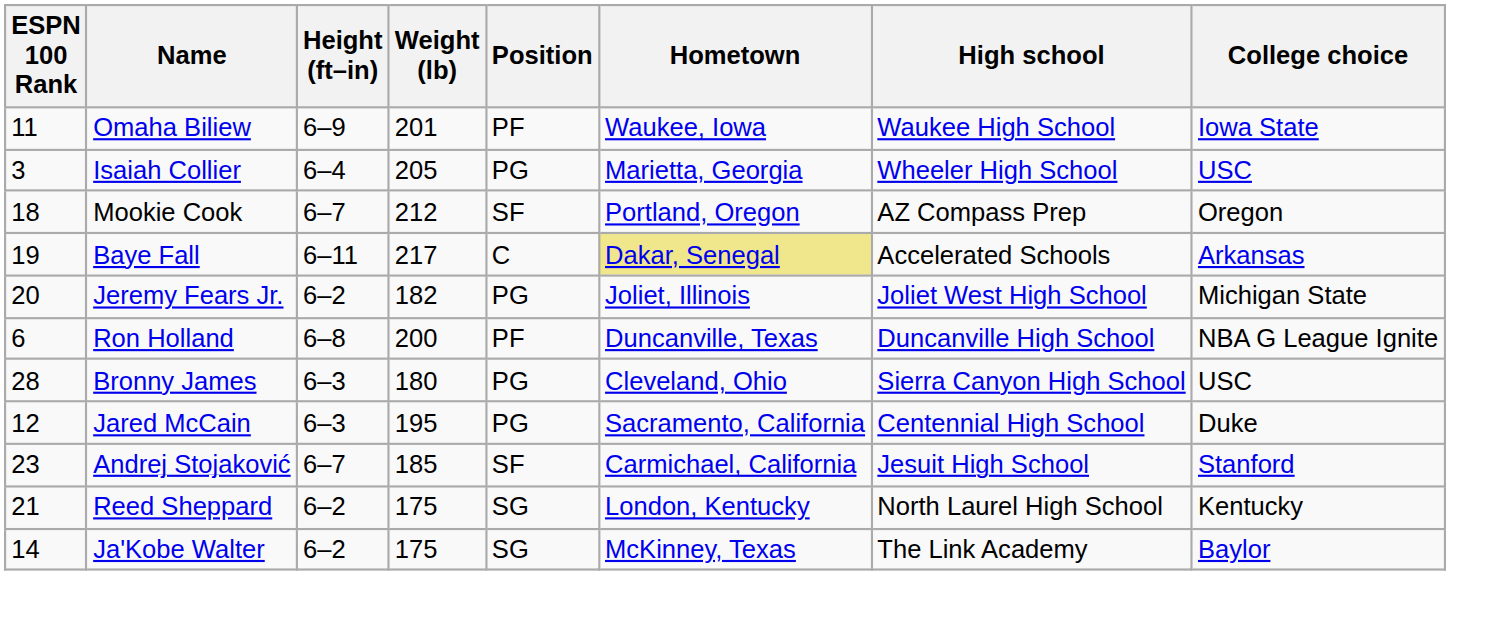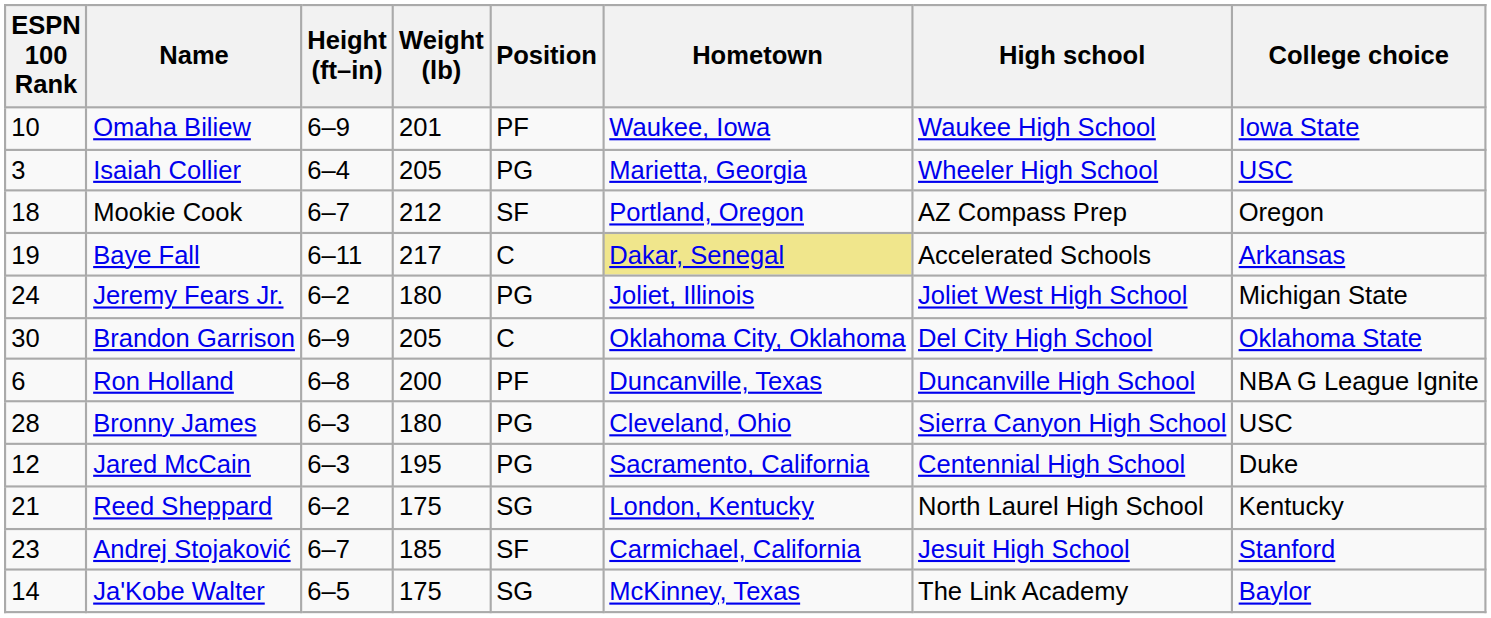(25, 128) 11 -> (25, 128) 10
(25, 296) 20 -> (25, 296) 24
(416, 296) 182 -> (420, 296) 180
+ row: (194, 339)
rows swapped: (183, 507) <-> (192, 465)
(324, 549) 6–2 -> (329, 591) 6–5
